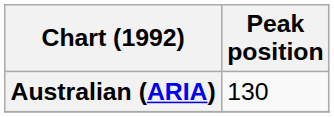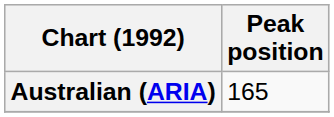(248, 91) 130 -> (248, 91) 165
